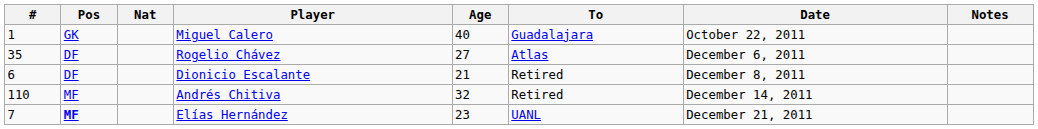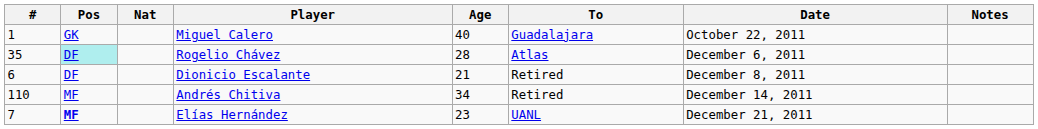(71, 55) no background -> (71, 55) paleturquoise background
(462, 55) 27 -> (462, 55) 28
(462, 95) 32 -> (462, 95) 34
